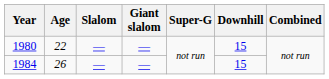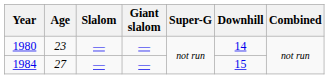(60, 45) 22 -> (60, 45) 23
(241, 45) 15 -> (241, 45) 14
(60, 64) 26 -> (60, 64) 27
